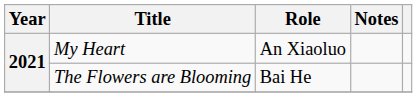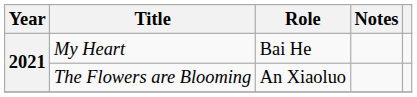(303, 48) An Xiaoluo -> (285, 48) Bai He
(285, 77) Bai He -> (303, 77) An Xiaoluo
